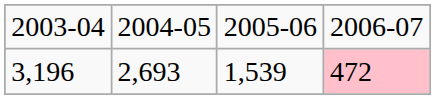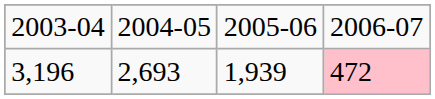(255, 71) 1,539 -> (255, 71) 1,939
